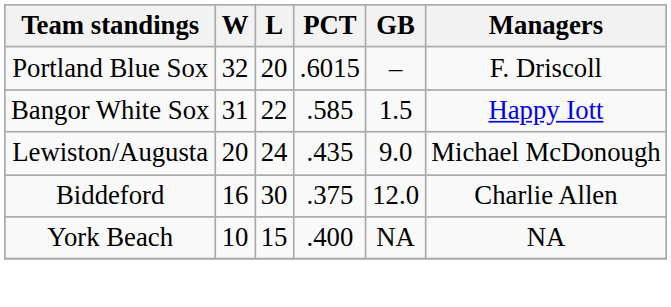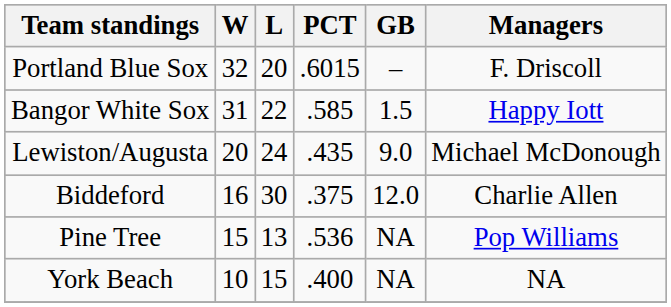+ row: (110, 237)
